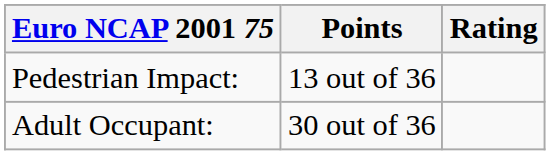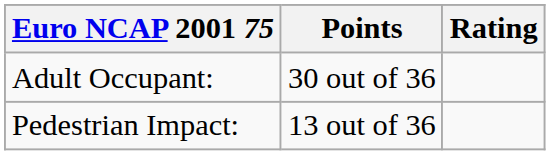rows swapped: (113, 125) <-> (125, 76)
